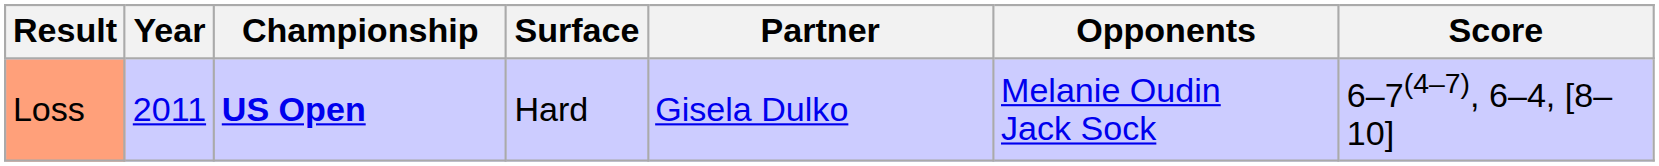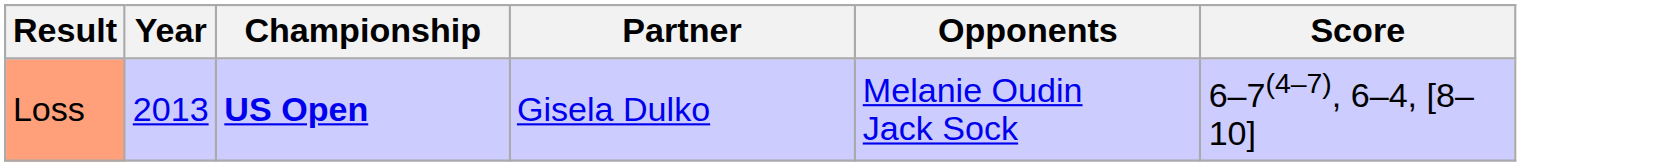- column: (577, 31)
(169, 109) 2011 -> (171, 109) 2013
